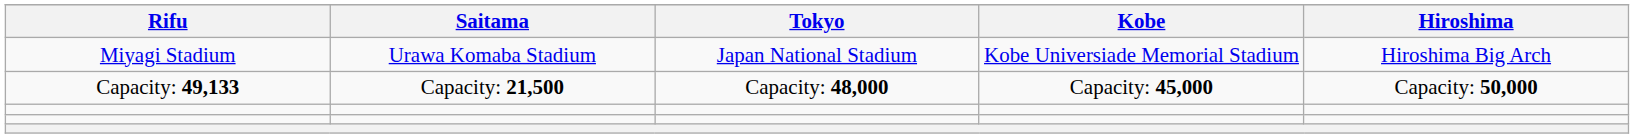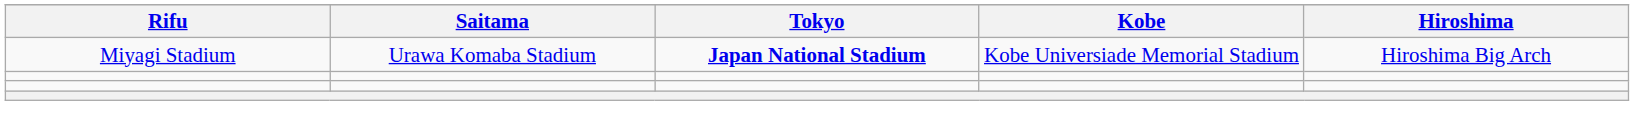(817, 54) normal -> (817, 54) bold
- row: (168, 87)
